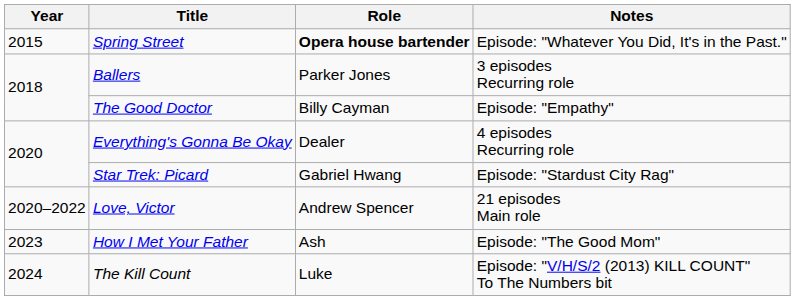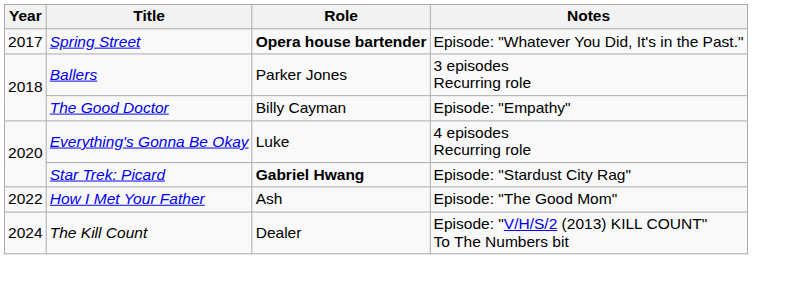(25, 41) 2015 -> (25, 41) 2017
(322, 141) Dealer -> (273, 141) Luke
(350, 174) normal -> (310, 174) bold
- row: (134, 208)
(25, 241) 2023 -> (25, 199) 2022
(316, 274) Luke -> (279, 232) Dealer
